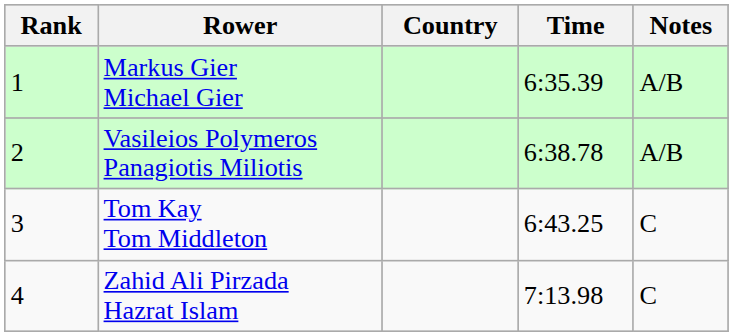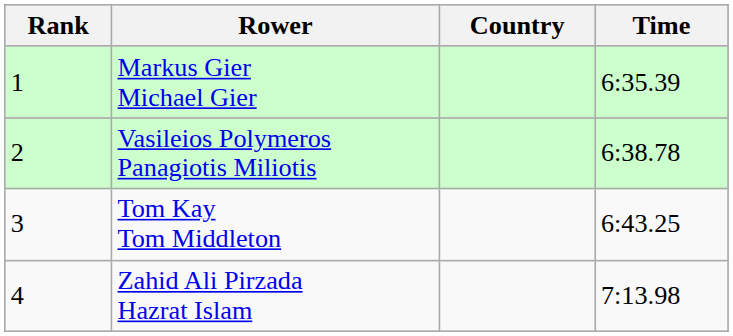- column: (681, 25)
